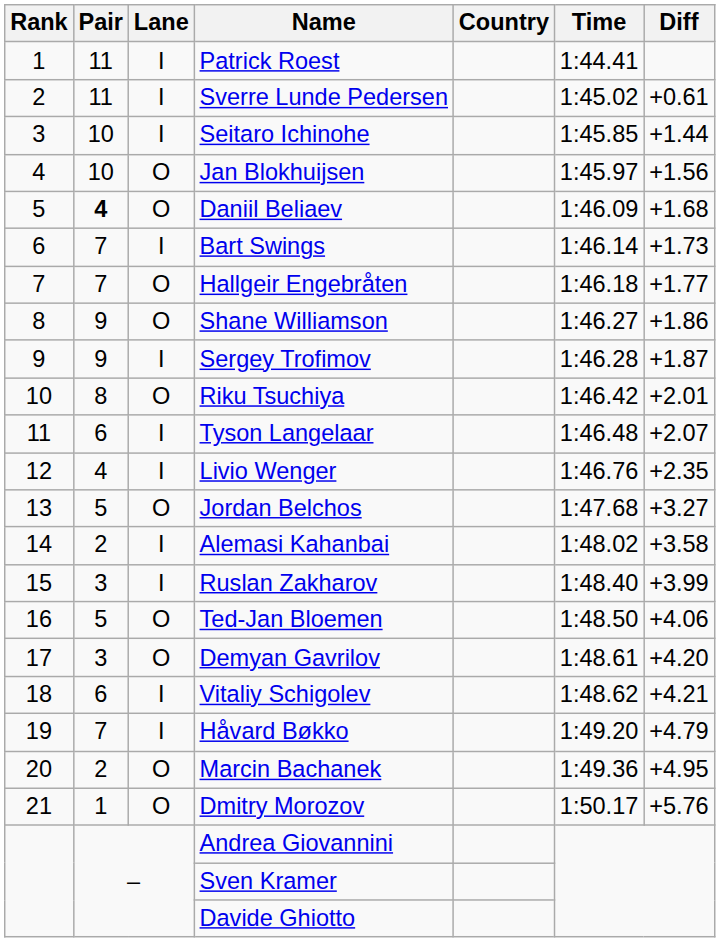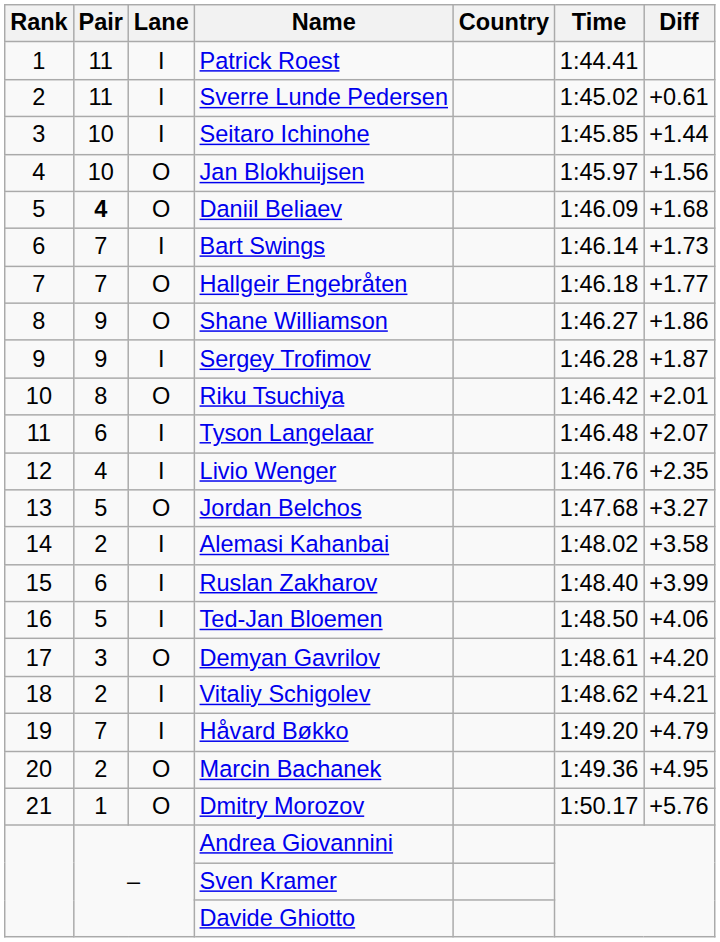(101, 582) 3 -> (101, 582) 6
(161, 619) O -> (161, 619) I
(101, 694) 6 -> (101, 694) 2
